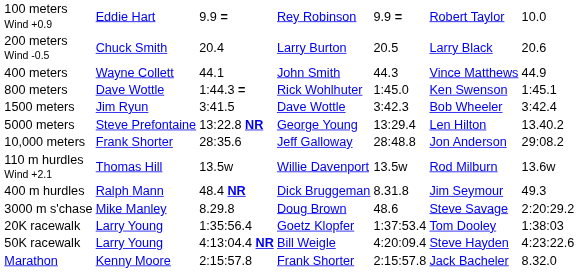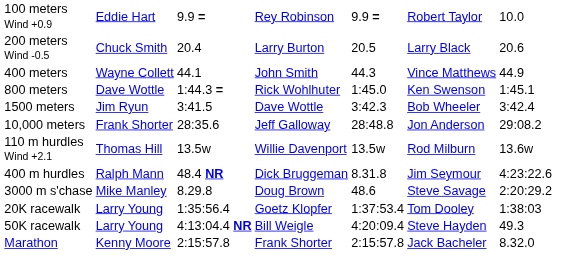- row: (40, 124)
(534, 191) 49.3 -> (526, 173) 4:23:22.6
(548, 243) 4:23:22.6 -> (512, 226) 49.3
